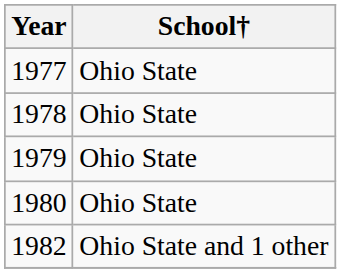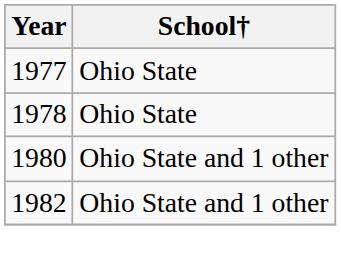- row: (39, 158)
(138, 202) Ohio State -> (204, 158) Ohio State and 1 other
